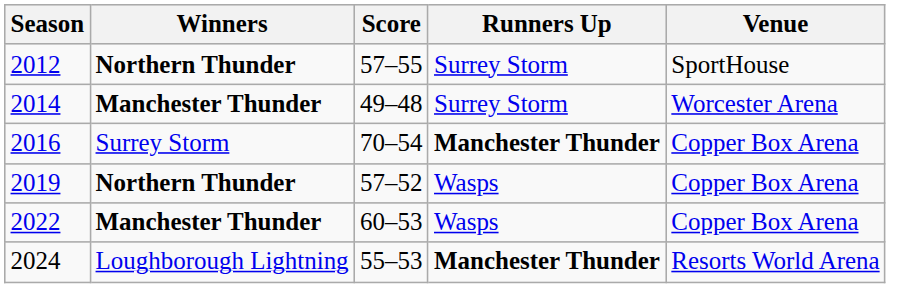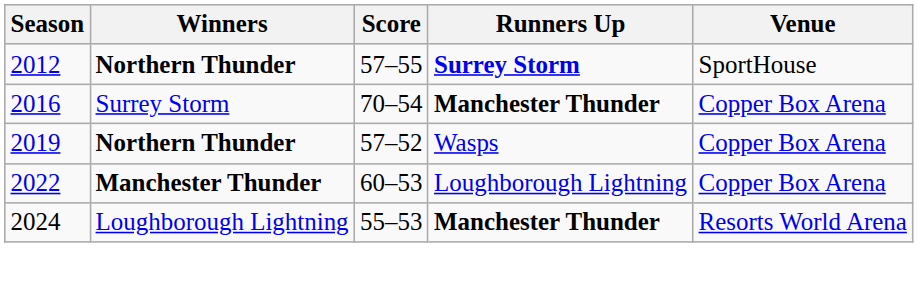(501, 63) normal -> (507, 63) bold
- row: (35, 103)
(466, 222) Wasps -> (561, 182) Loughborough Lightning
